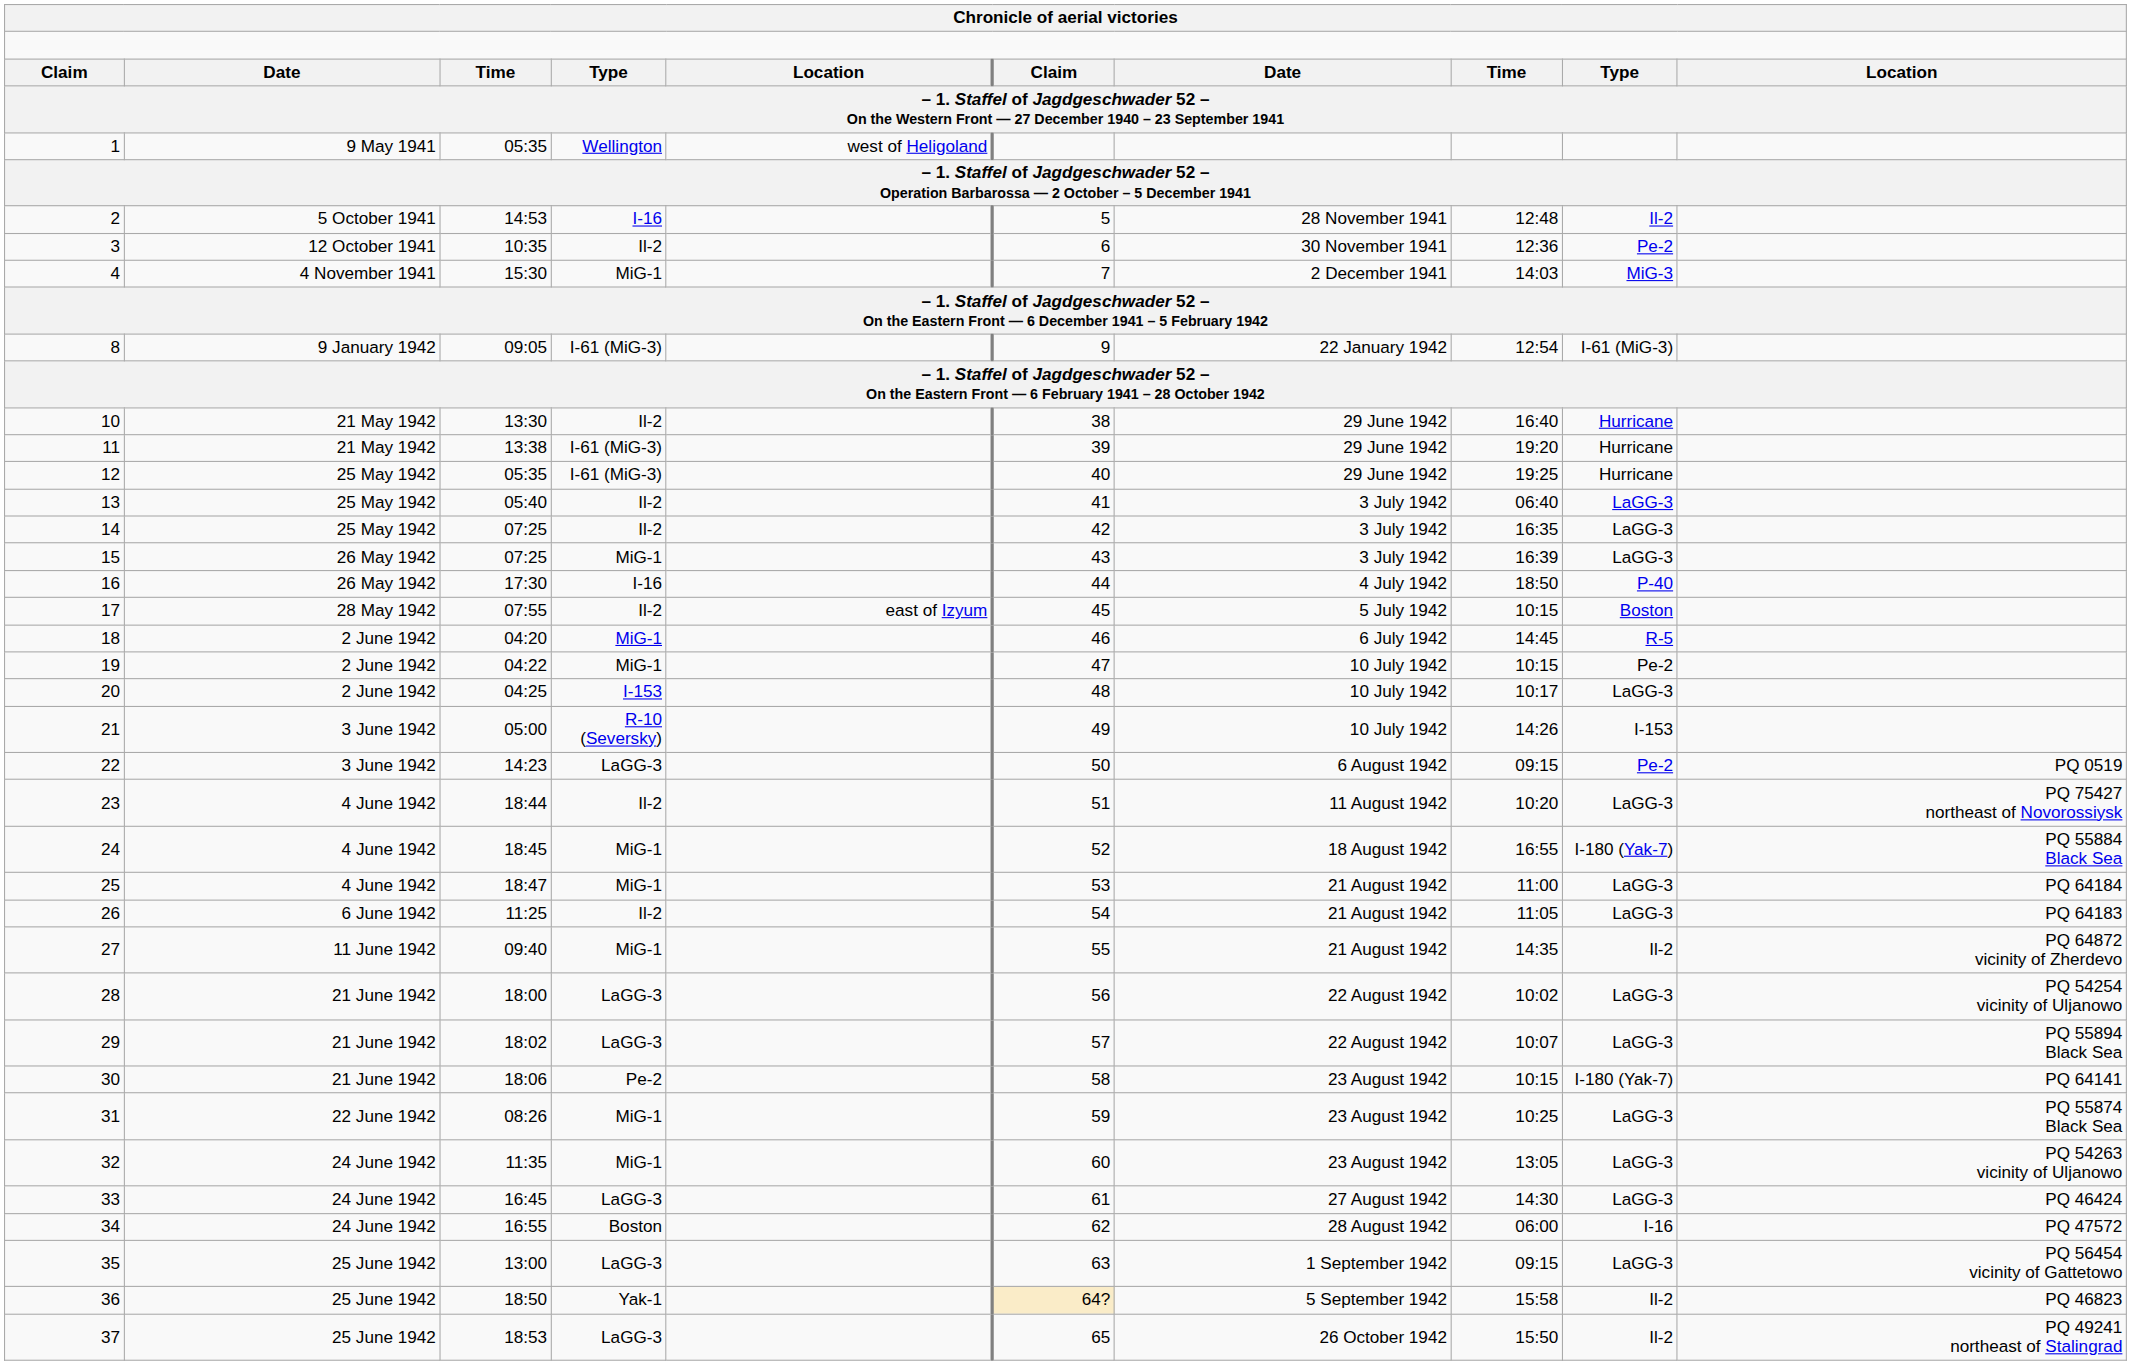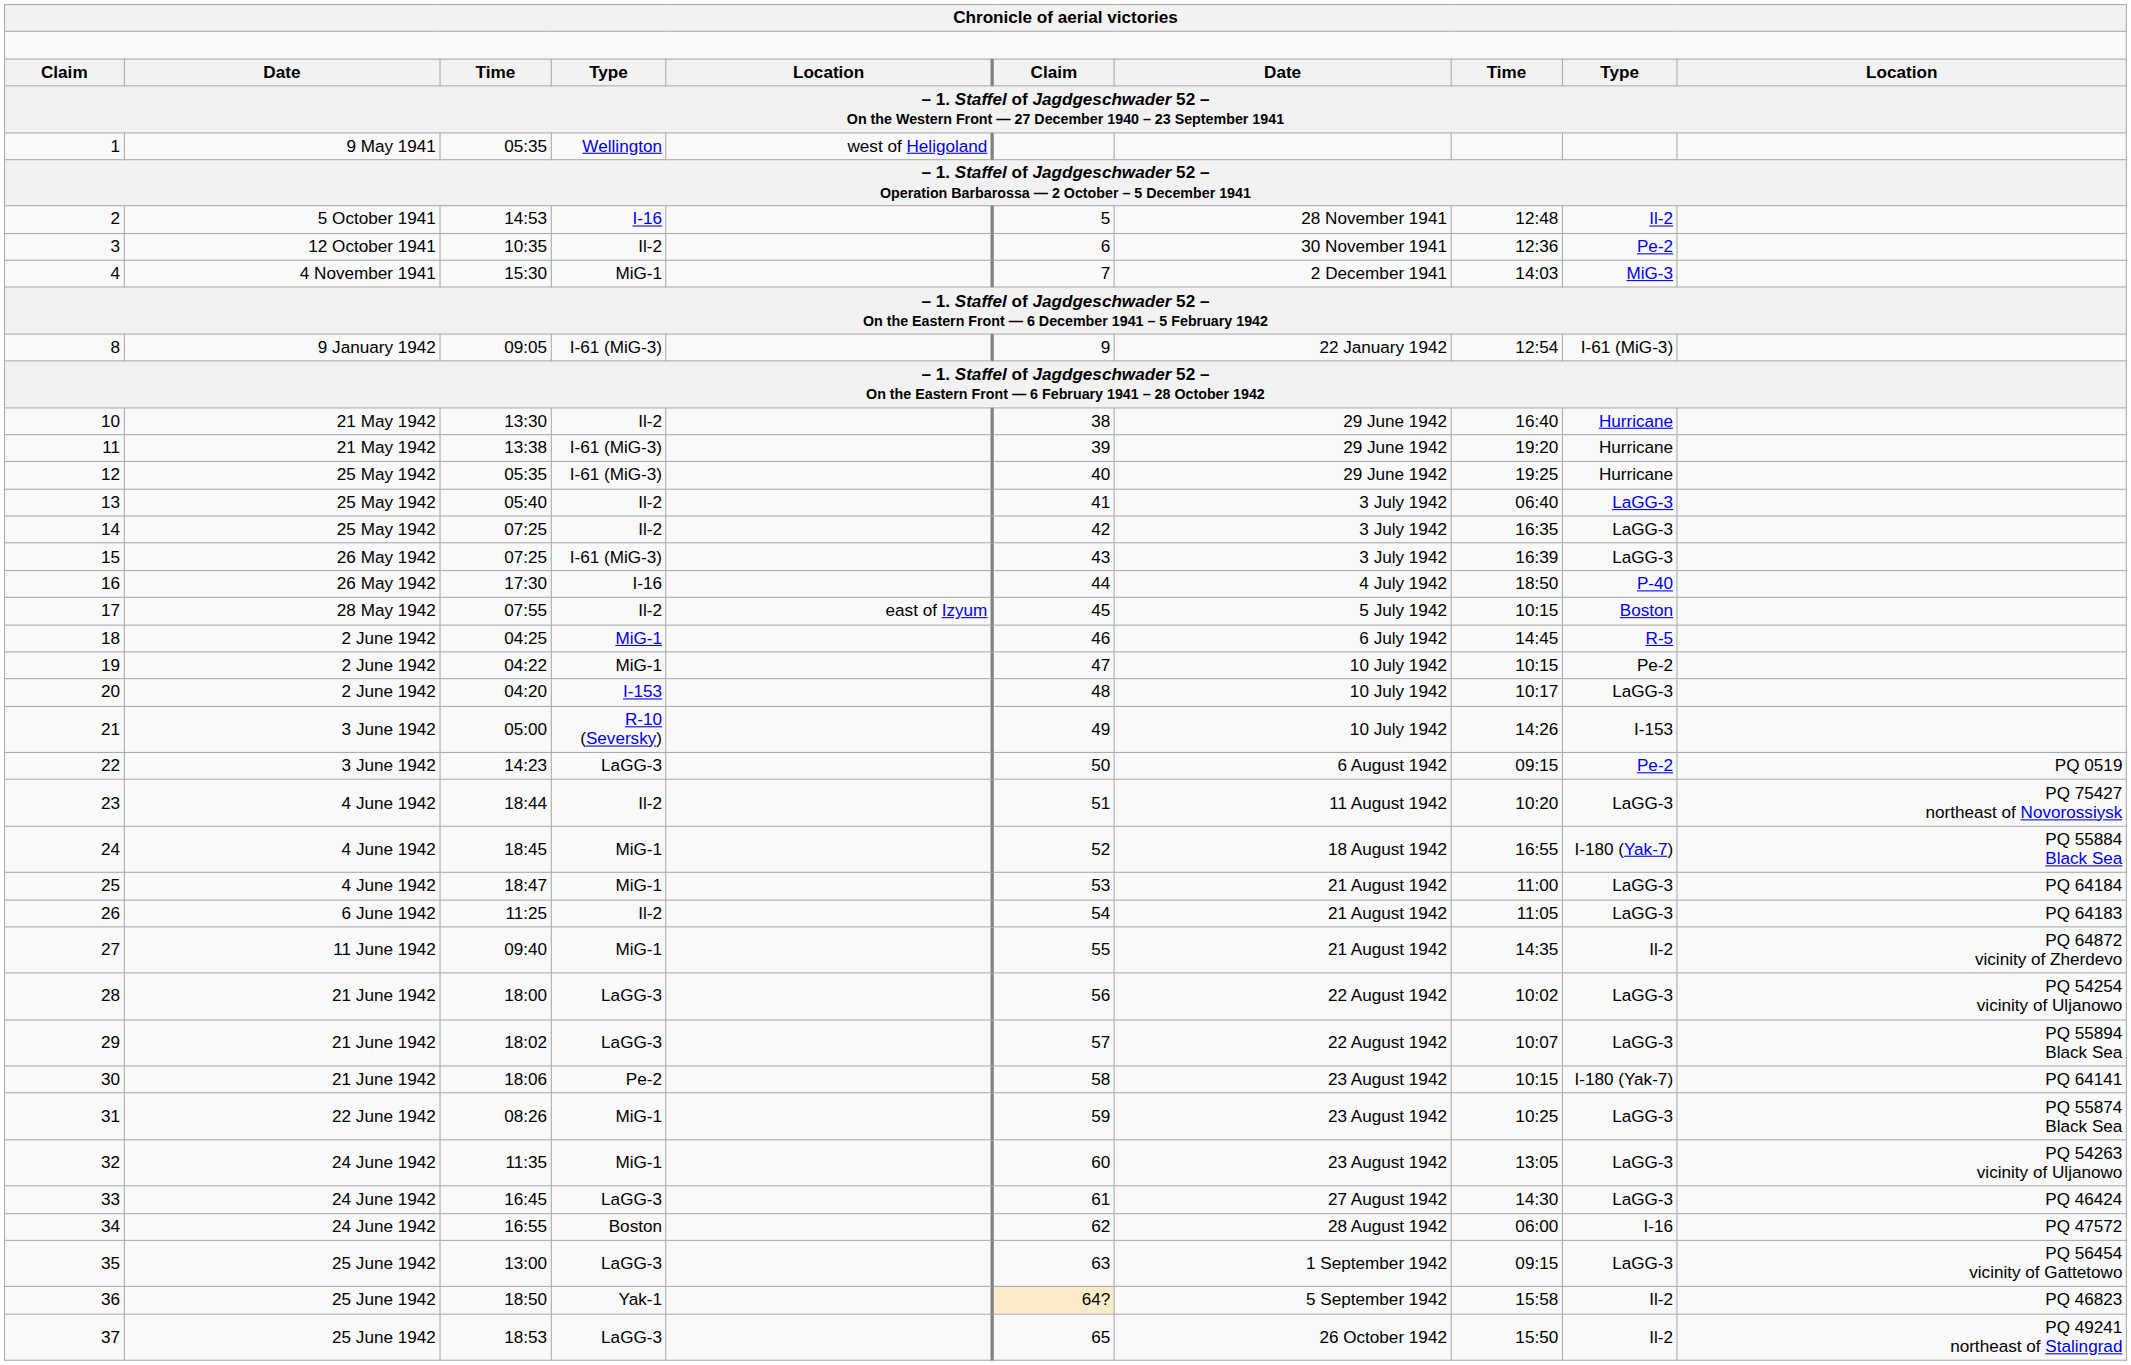(639, 556) MiG-1 -> (616, 556) I-61 (MiG-3)
(526, 638) 04:20 -> (526, 638) 04:25
(526, 692) 04:25 -> (526, 692) 04:20
